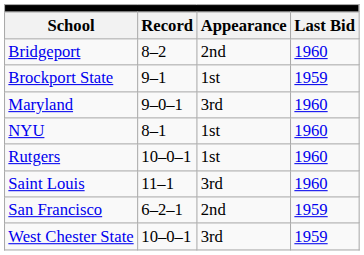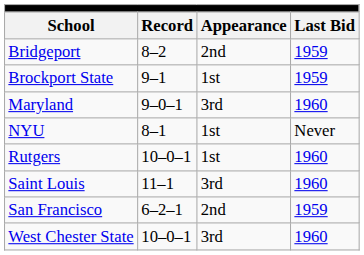(311, 51) 1960 -> (311, 51) 1959
(311, 130) 1960 -> (315, 130) Never
(311, 236) 1959 -> (311, 236) 1960
